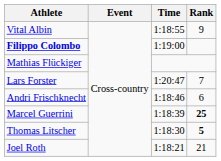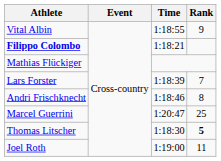(169, 47) 1:19:00 -> (169, 47) 1:18:21
(169, 80) 1:20:47 -> (169, 80) 1:18:39
(201, 97) 6 -> (201, 97) 8
(169, 114) 1:18:39 -> (169, 114) 1:20:47
(201, 114) bold -> (201, 114) normal
(169, 148) 1:18:21 -> (169, 148) 1:19:00
(201, 148) 21 -> (201, 148) 11
